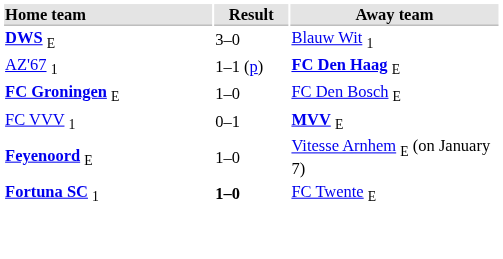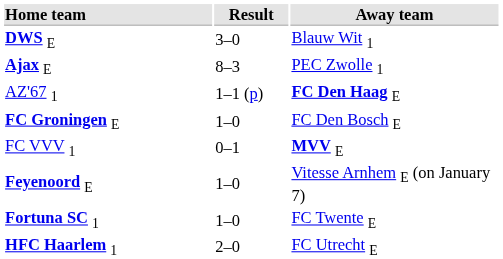+ row: (28, 67)
(228, 193) bold -> (228, 220) normal
+ row: (61, 247)
